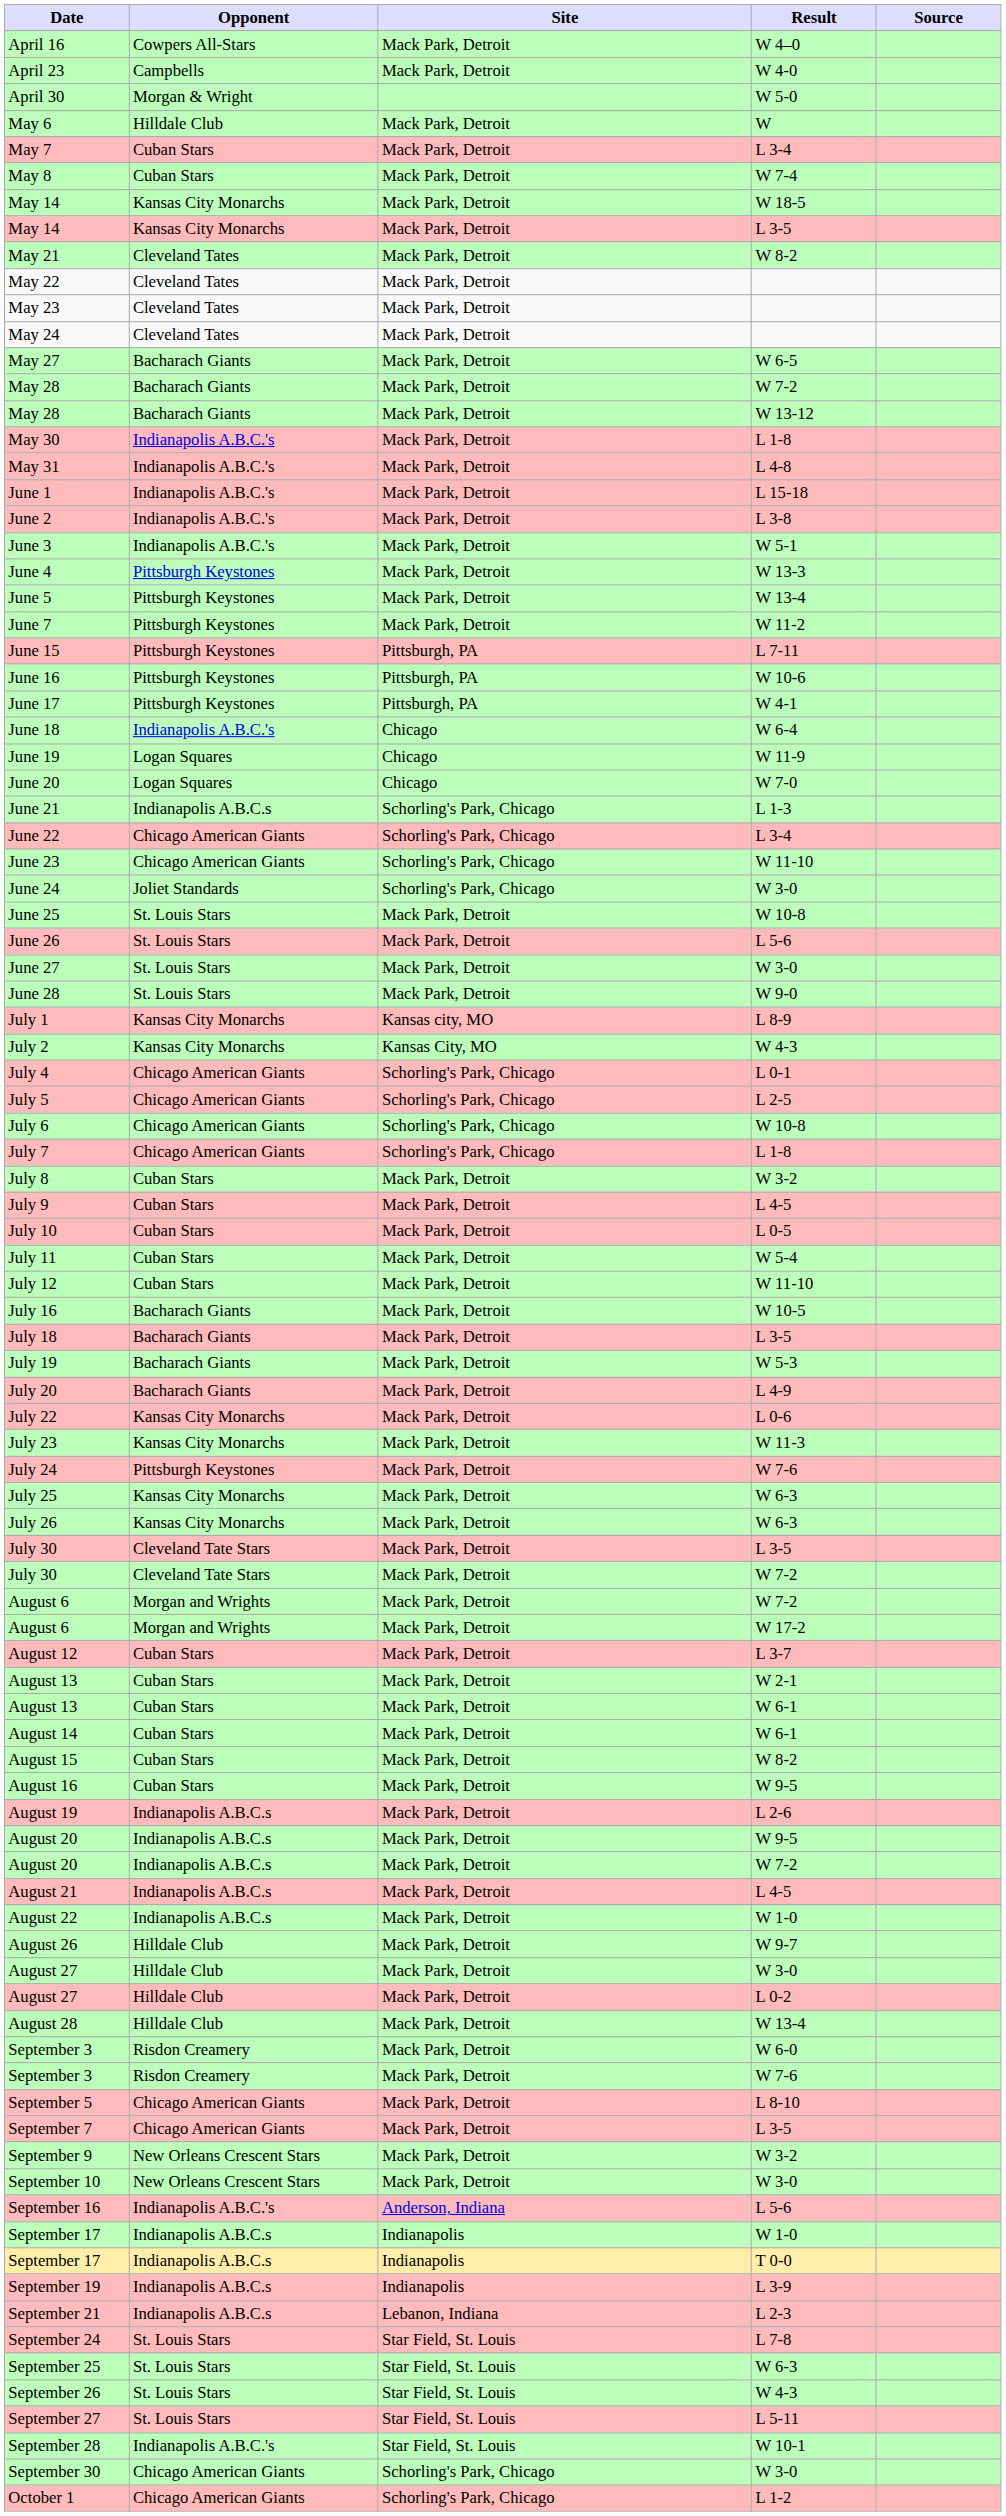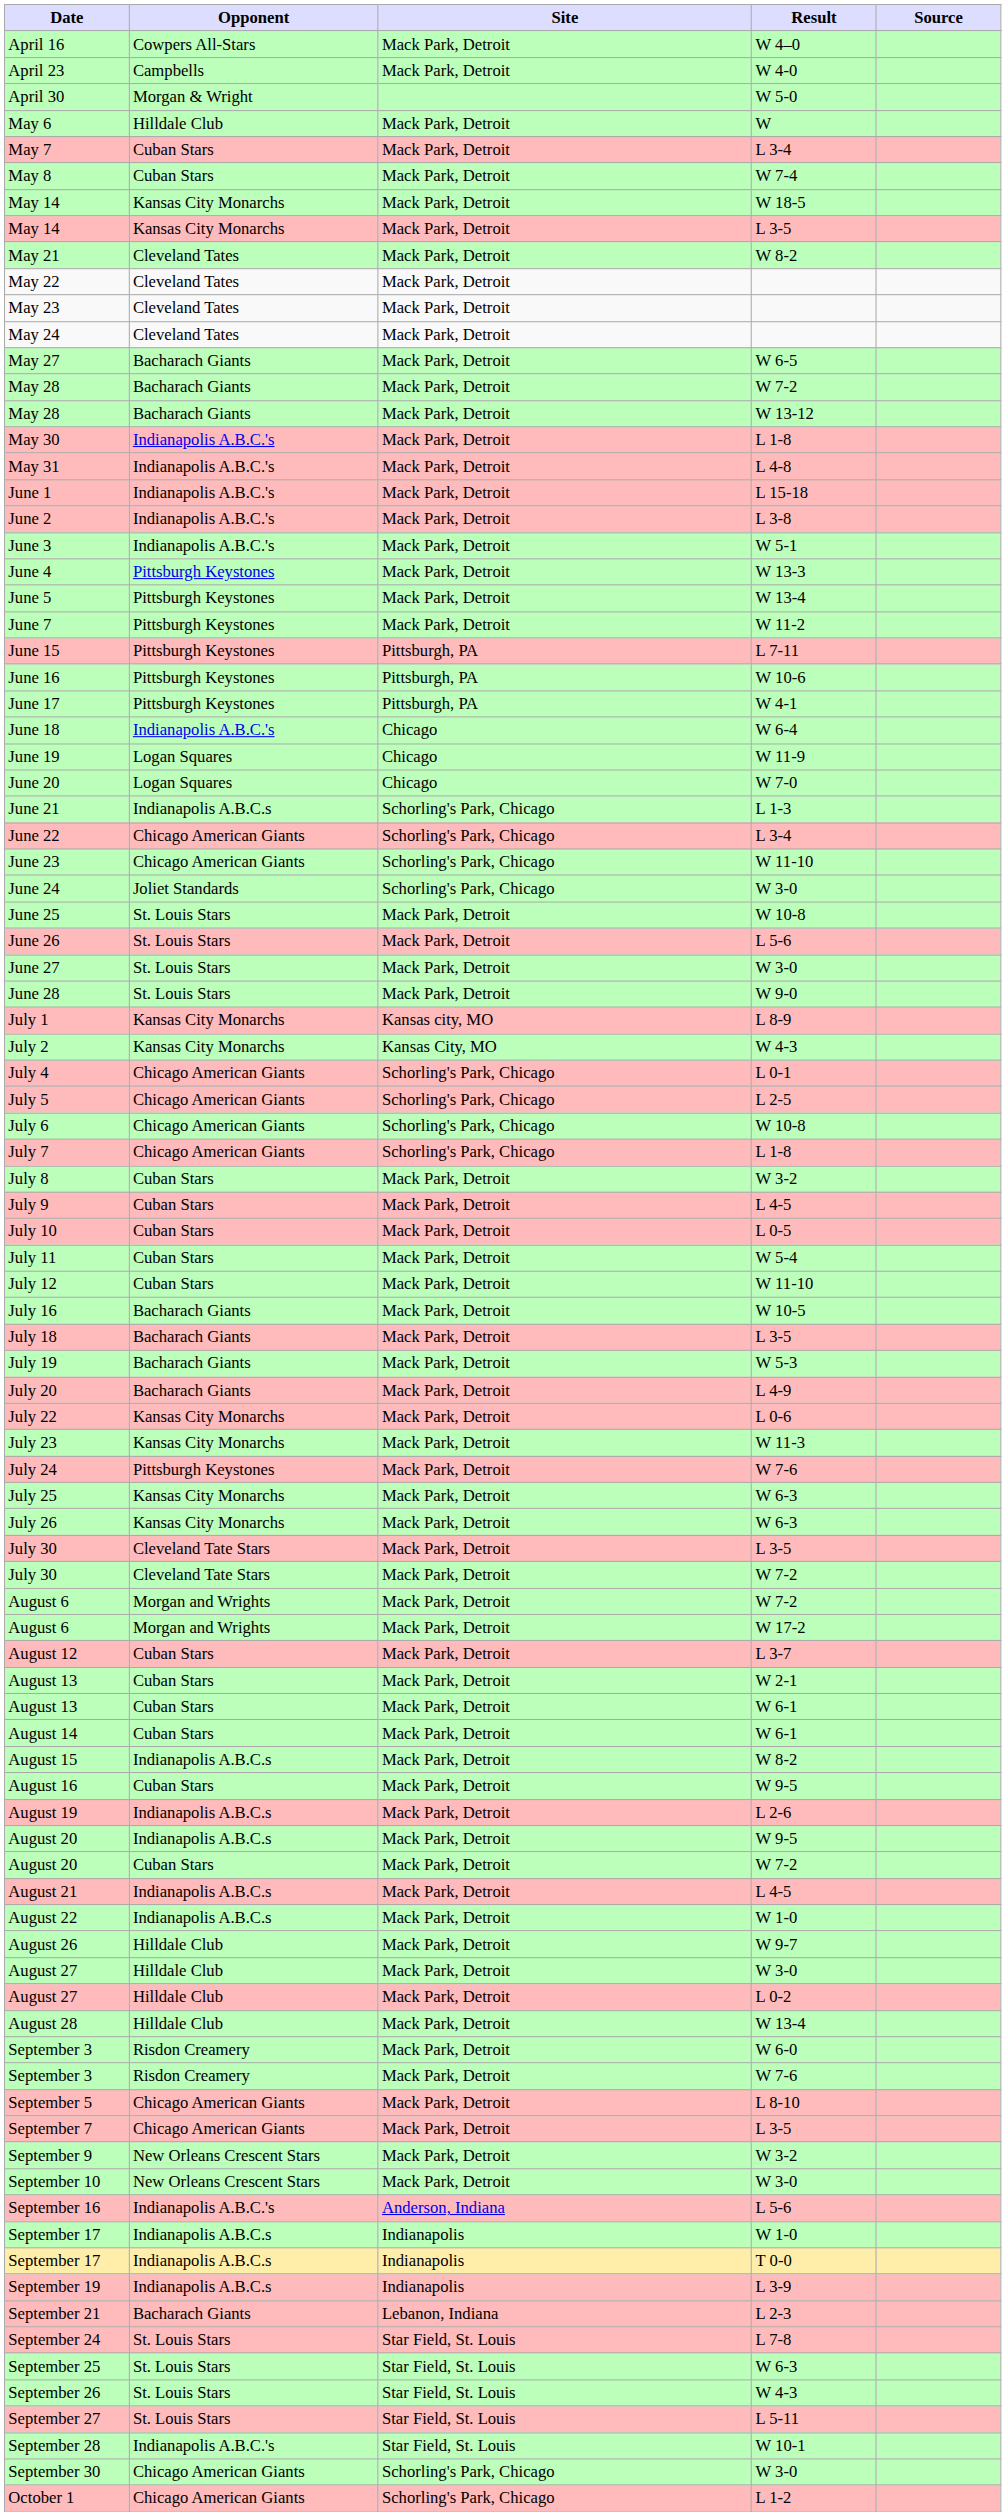(173, 1759) Cuban Stars -> (202, 1759) Indianapolis A.B.C.s
(202, 1864) Indianapolis A.B.C.s -> (173, 1864) Cuban Stars
(202, 2313) Indianapolis A.B.C.s -> (192, 2313) Bacharach Giants
